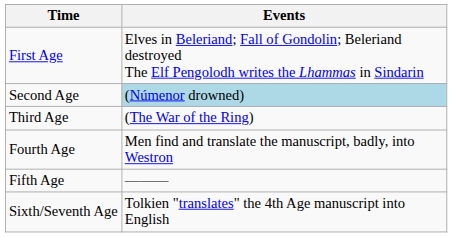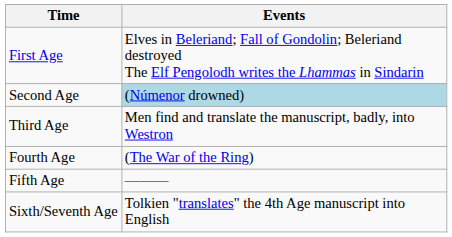(189, 118) (The War of the Ring) -> (270, 126) Men find and translate the manuscript, badly, into Westron
(270, 149) Men find and translate the manuscript, badly, into Westron -> (189, 157) (The War of the Ring)
